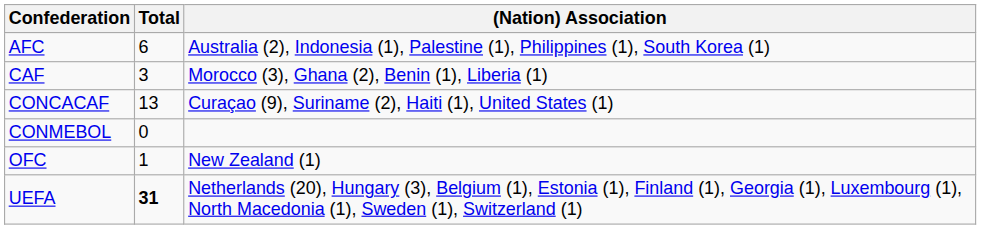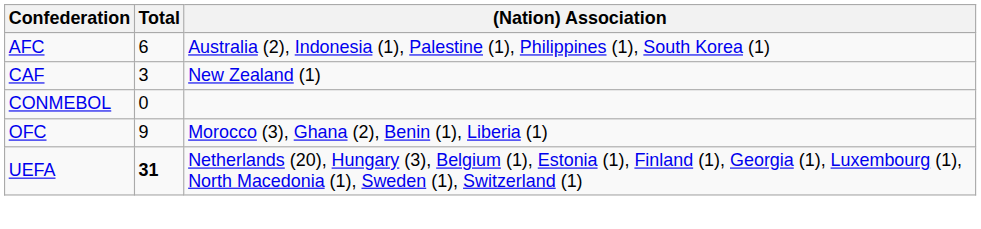(368, 75) Morocco (3), Ghana (2), Benin (1), Liberia (1) -> (254, 75) New Zealand (1)
- row: (59, 103)
(143, 160) 1 -> (143, 132) 9
(254, 160) New Zealand (1) -> (368, 132) Morocco (3), Ghana (2), Benin (1), Liberia (1)
